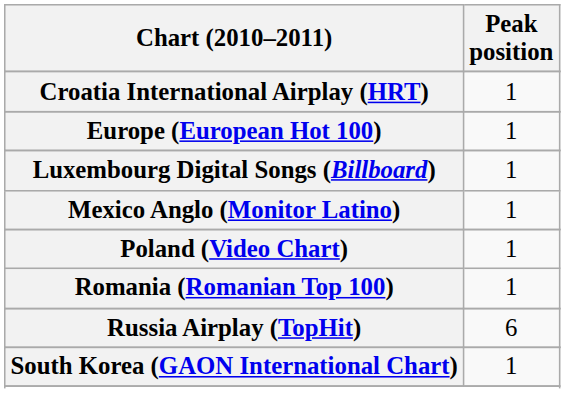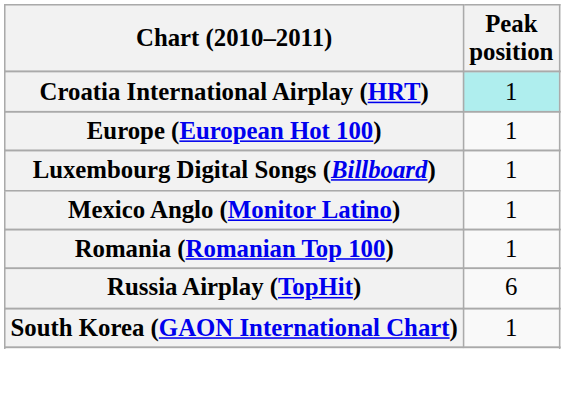(511, 91) no background -> (511, 91) paleturquoise background
- row: (234, 248)
